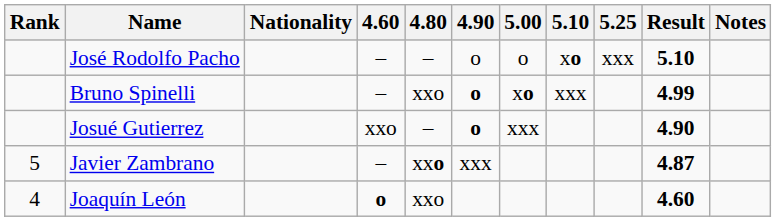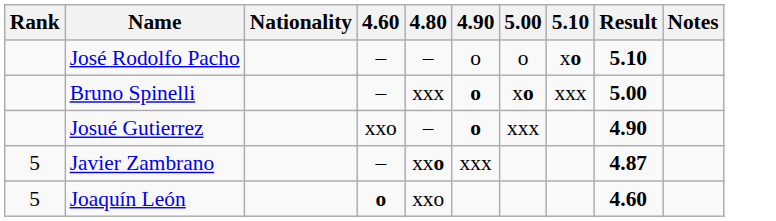- column: (618, 22)
(428, 93) xxo -> (428, 93) xxx
(676, 93) 4.99 -> (628, 93) 5.00
(35, 199) 4 -> (35, 199) 5
